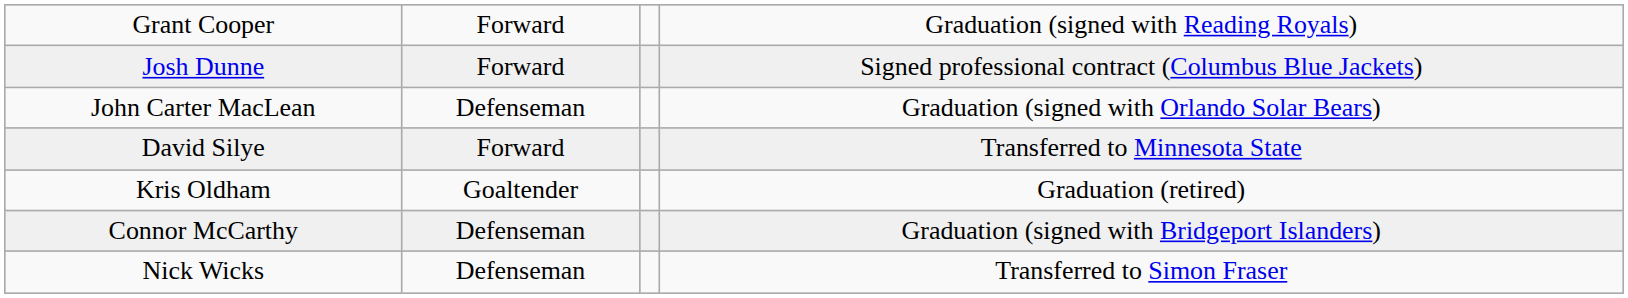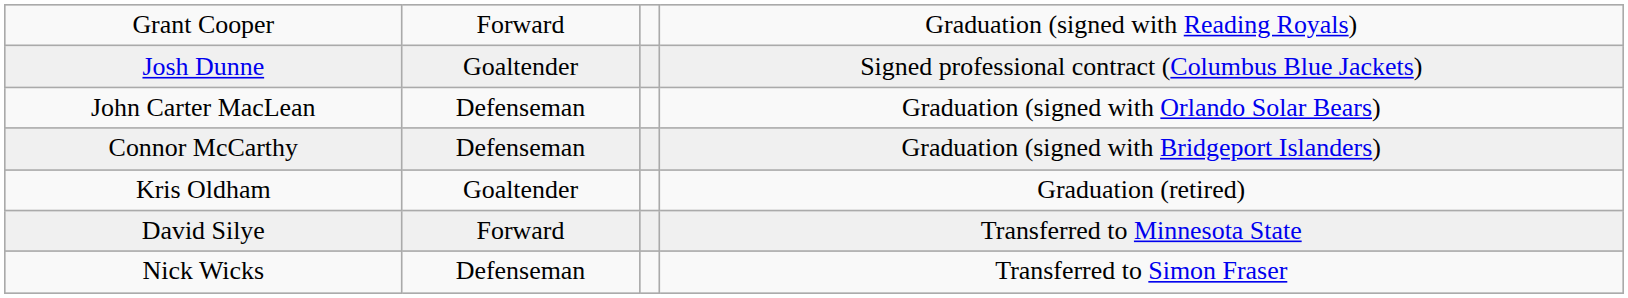(521, 66) Forward -> (521, 66) Goaltender
rows swapped: (203, 230) <-> (203, 148)
